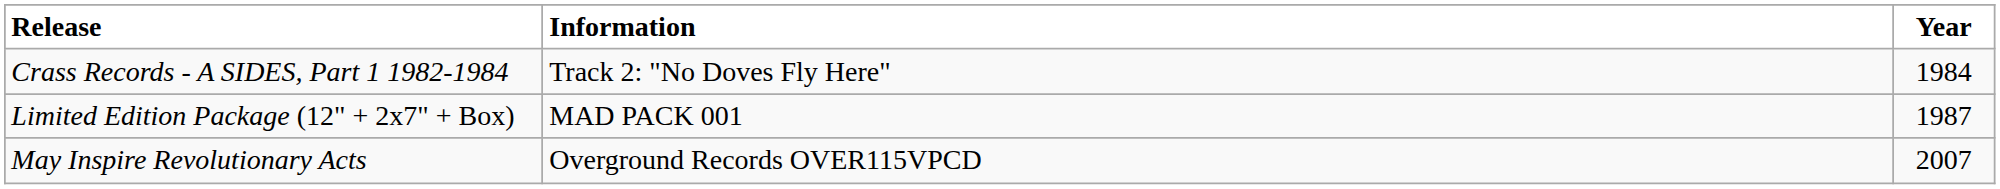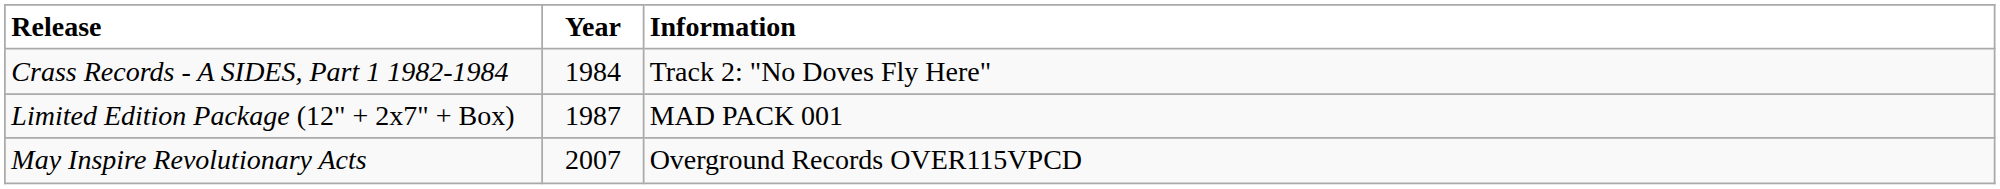columns swapped: (1944, 26) <-> (622, 26)
